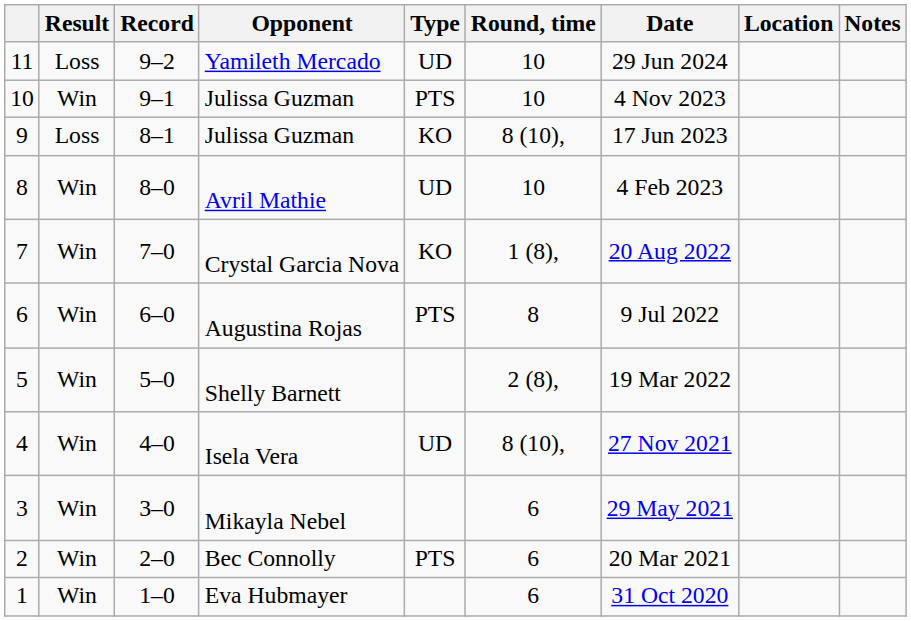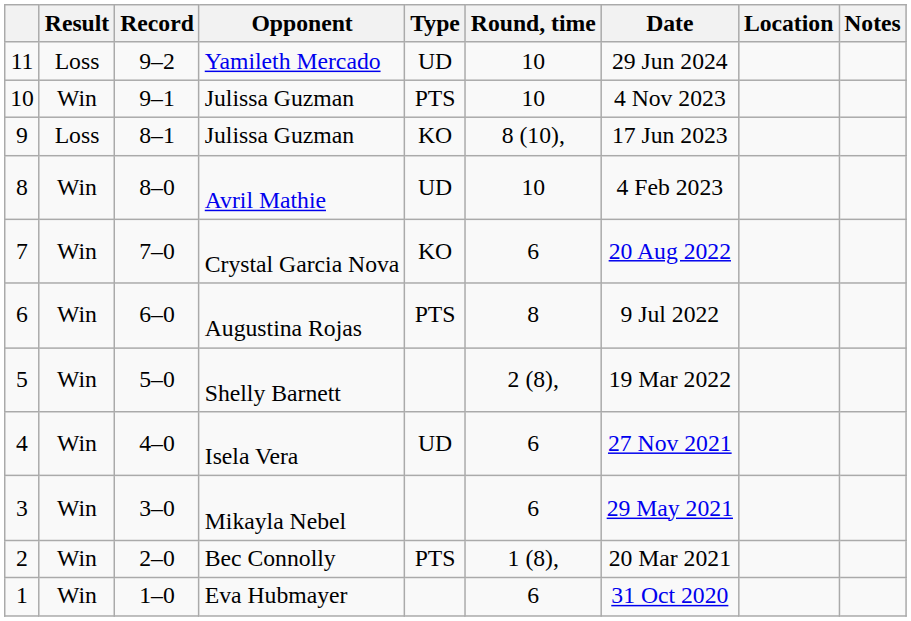(533, 251) 1 (8), -> (533, 251) 6
(533, 443) 8 (10), -> (533, 443) 6
(533, 558) 6 -> (533, 558) 1 (8),
